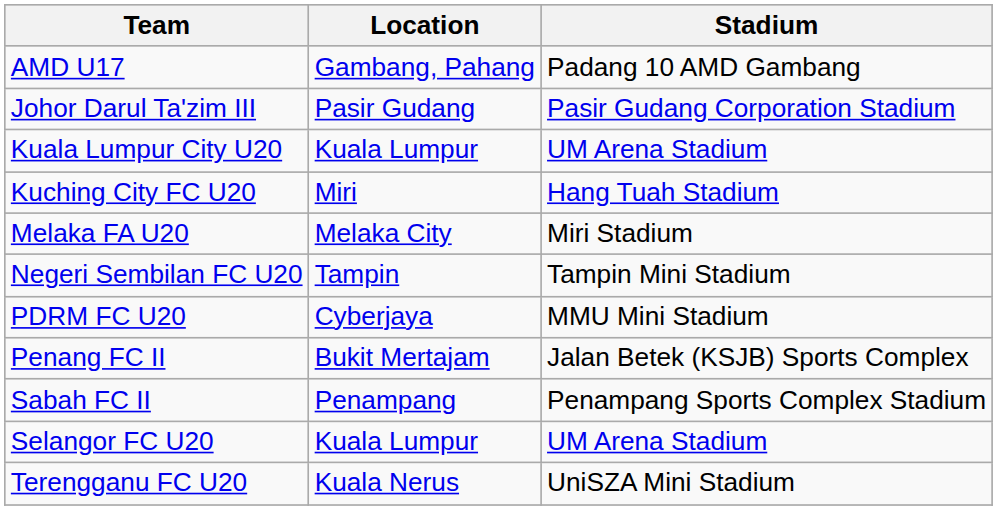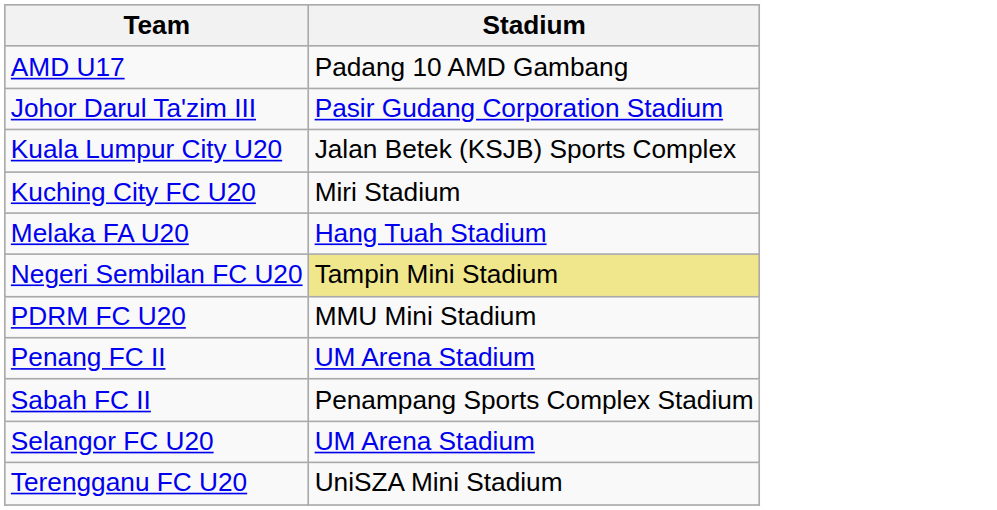- column: (425, 25)
(657, 150) UM Arena Stadium -> (525, 150) Jalan Betek (KSJB) Sports Complex
(663, 191) Hang Tuah Stadium -> (388, 191) Miri Stadium
(620, 233) Miri Stadium -> (431, 233) Hang Tuah Stadium
(669, 274) no background -> (436, 274) khaki background
(758, 358) Jalan Betek (KSJB) Sports Complex -> (425, 358) UM Arena Stadium
